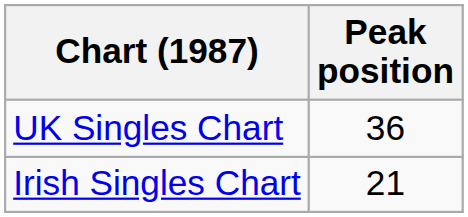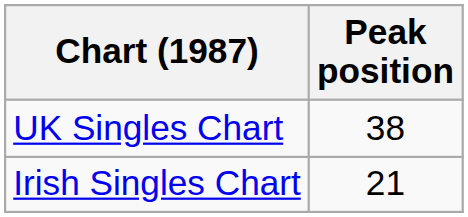(385, 127) 36 -> (385, 127) 38
